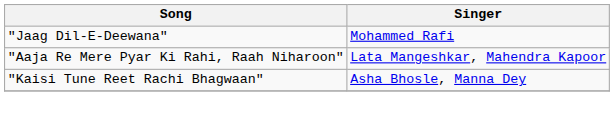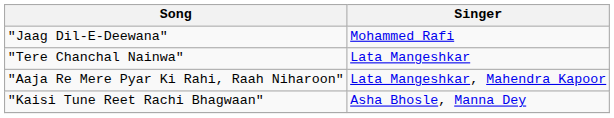+ row: (96, 59)
